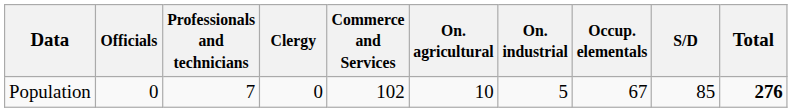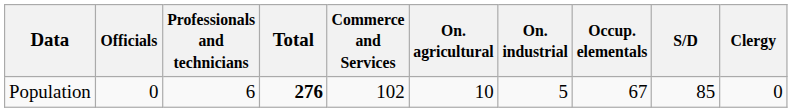columns swapped: (293, 41) <-> (753, 40)
(250, 91) 7 -> (250, 91) 6
